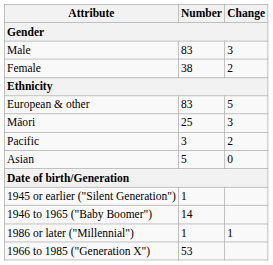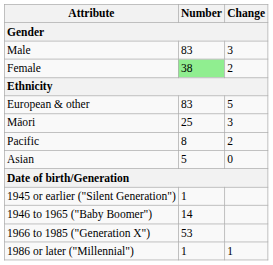(187, 68) no background -> (187, 68) lightgreen background
(184, 141) 3 -> (184, 141) 8
rows swapped: (79, 251) <-> (70, 232)
